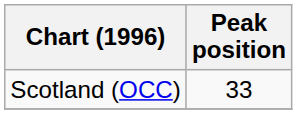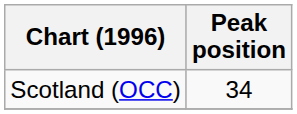(239, 89) 33 -> (239, 89) 34
